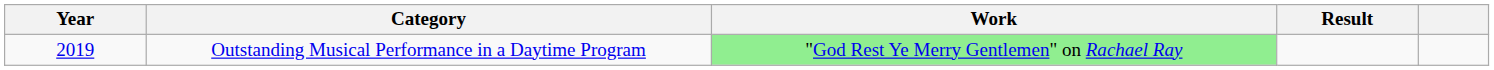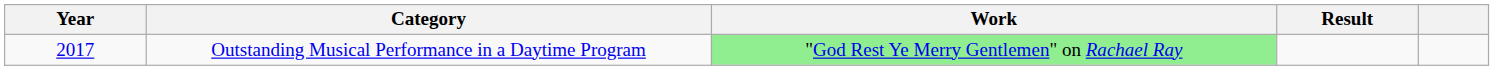(75, 49) 2019 -> (75, 49) 2017
